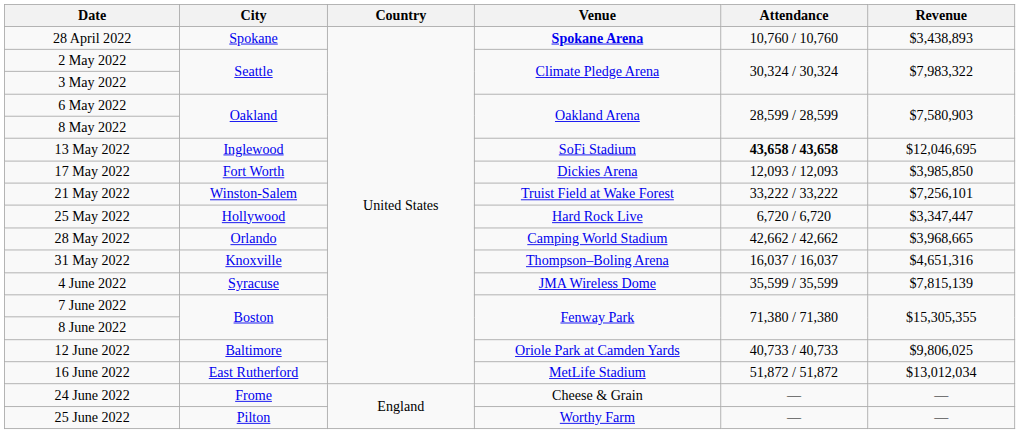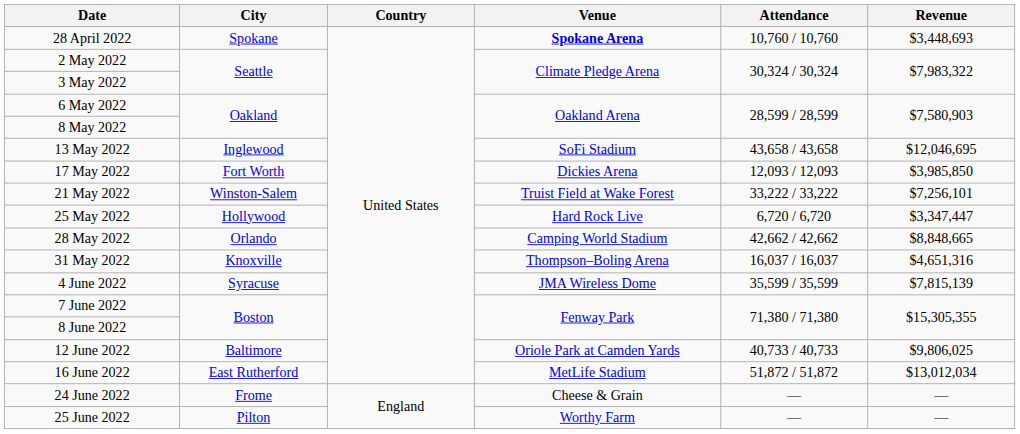(941, 37) $3,438,893 -> (941, 37) $3,448,693
(794, 149) bold -> (794, 149) normal
(941, 238) $3,968,665 -> (941, 238) $8,848,665
